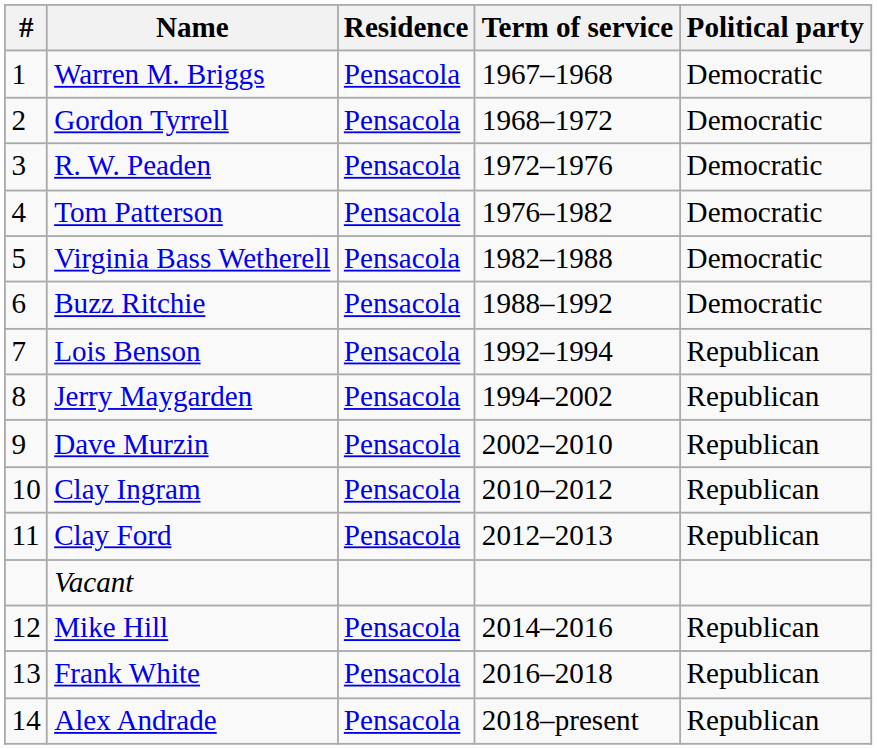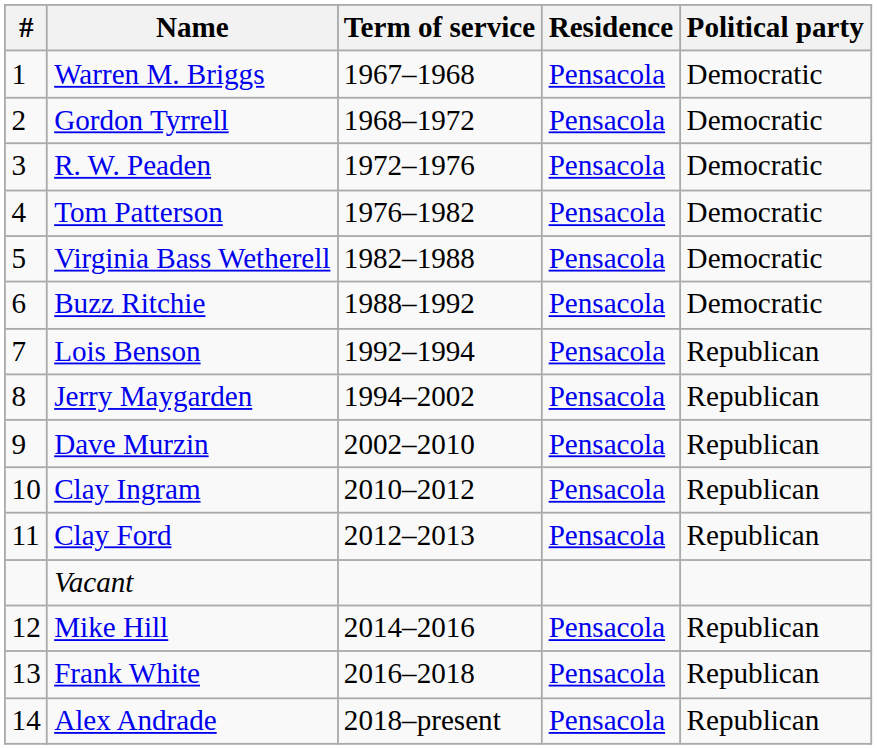columns swapped: (578, 27) <-> (406, 27)
